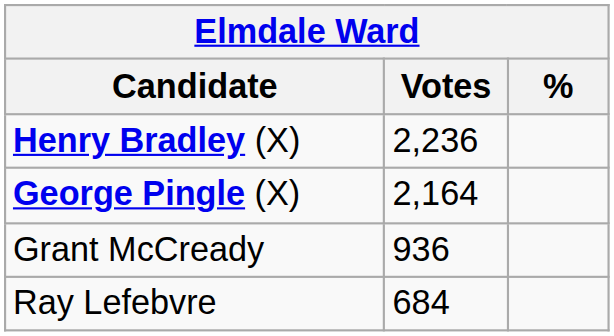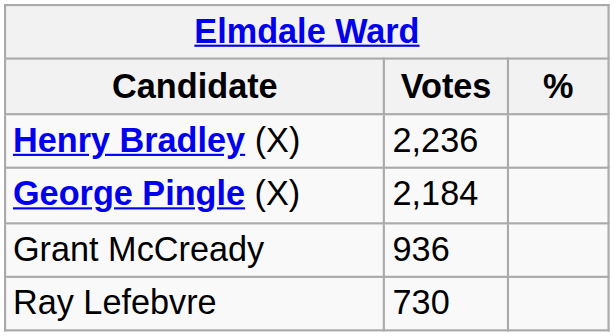(435, 194) 2,164 -> (435, 194) 2,184
(421, 303) 684 -> (421, 303) 730
